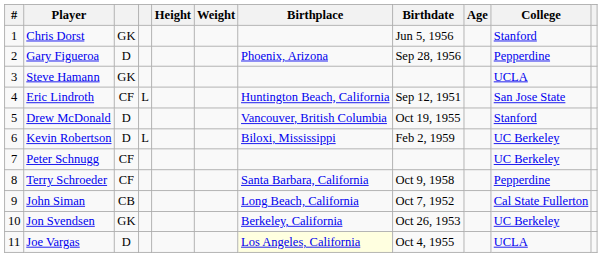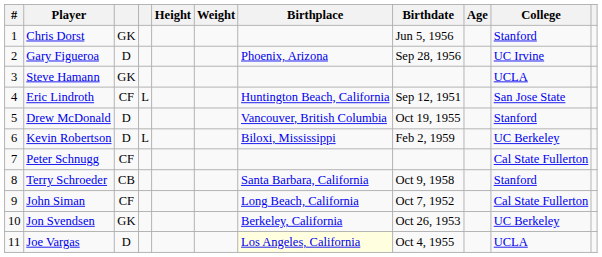(522, 56) Pepperdine -> (519, 56) UC Irvine
(527, 159) UC Berkeley -> (541, 159) Cal State Fullerton
(126, 180) CF -> (126, 180) CB
(522, 180) Pepperdine -> (515, 180) Stanford
(126, 201) CB -> (126, 201) CF
